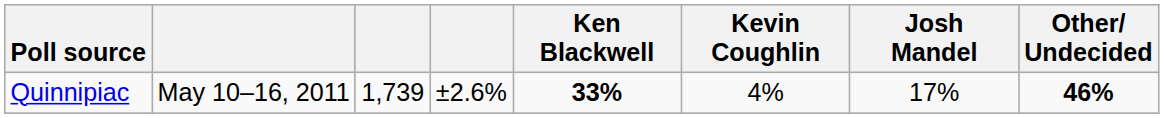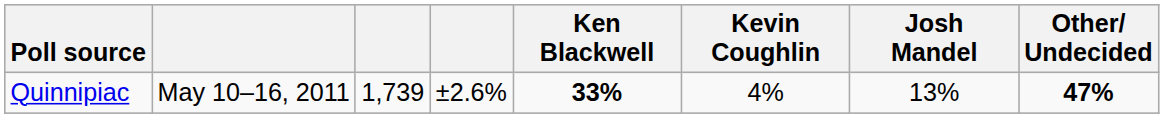(934, 92) 17% -> (934, 92) 13%
(1088, 92) 46% -> (1088, 92) 47%
